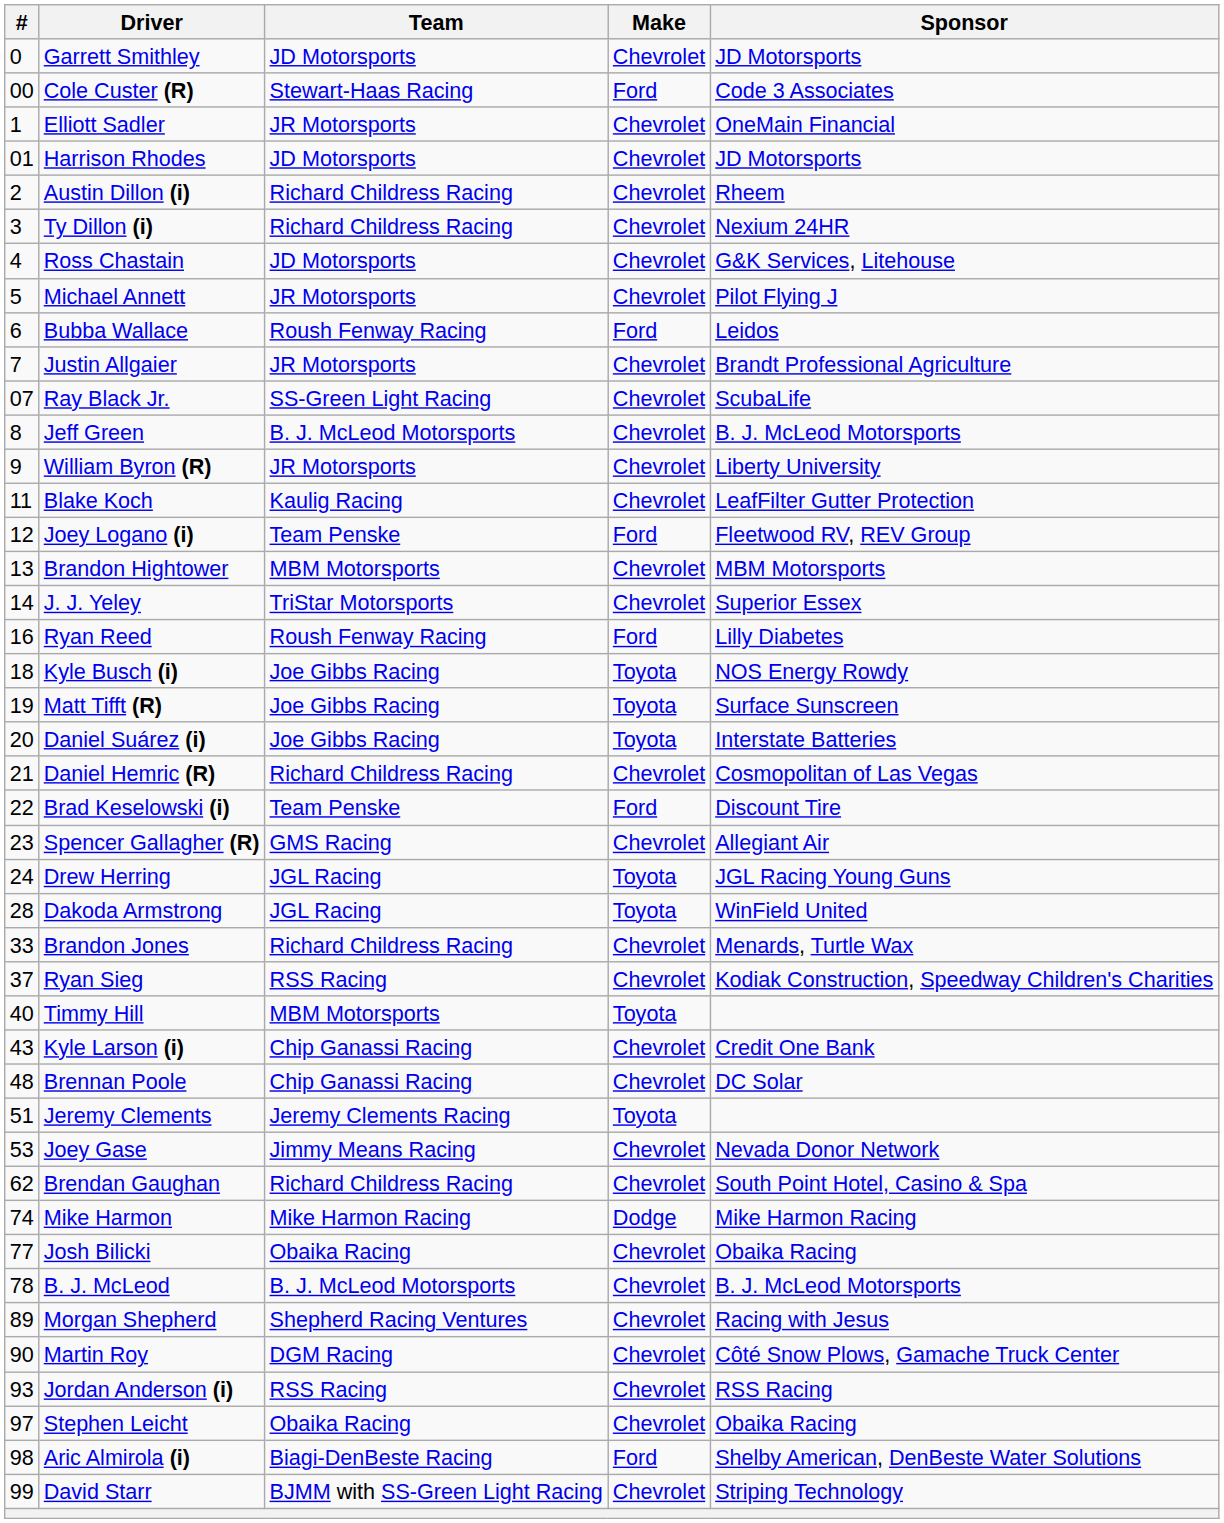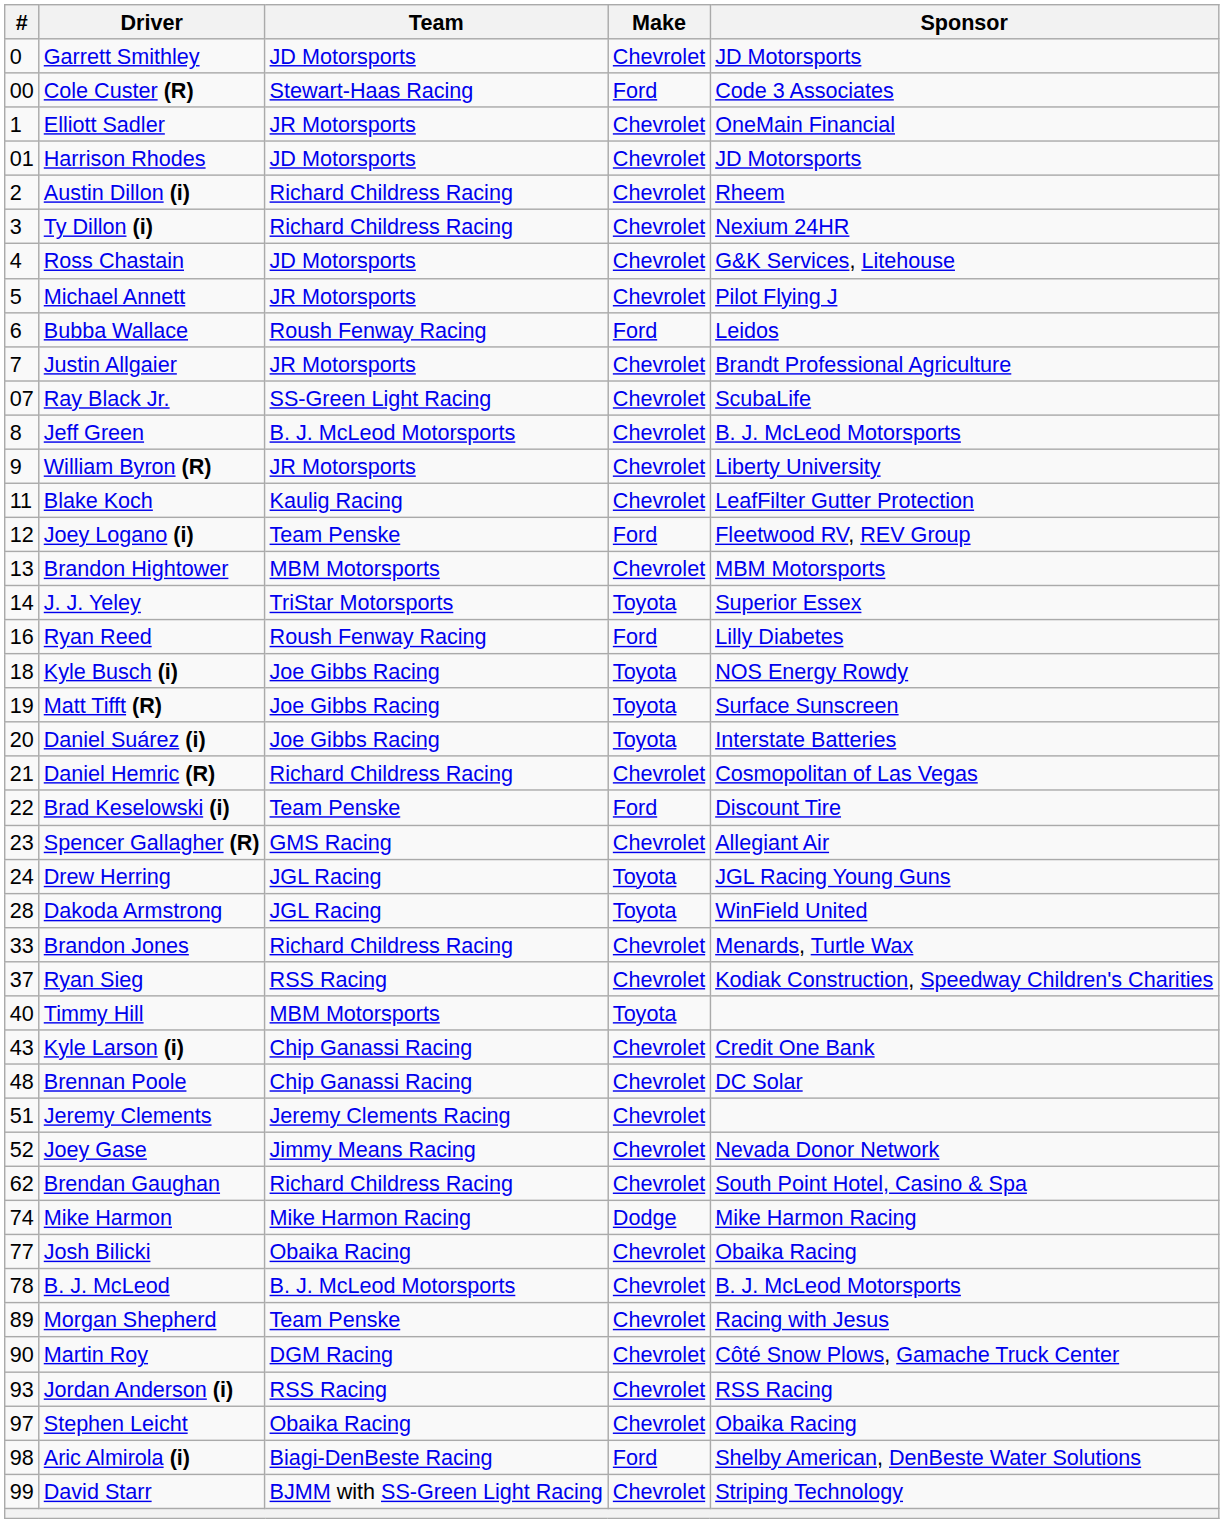(659, 603) Chevrolet -> (645, 603) Toyota
(645, 1115) Toyota -> (659, 1115) Chevrolet
(22, 1150) 53 -> (22, 1150) 52
(398, 1320) Shepherd Racing Ventures -> (335, 1320) Team Penske
